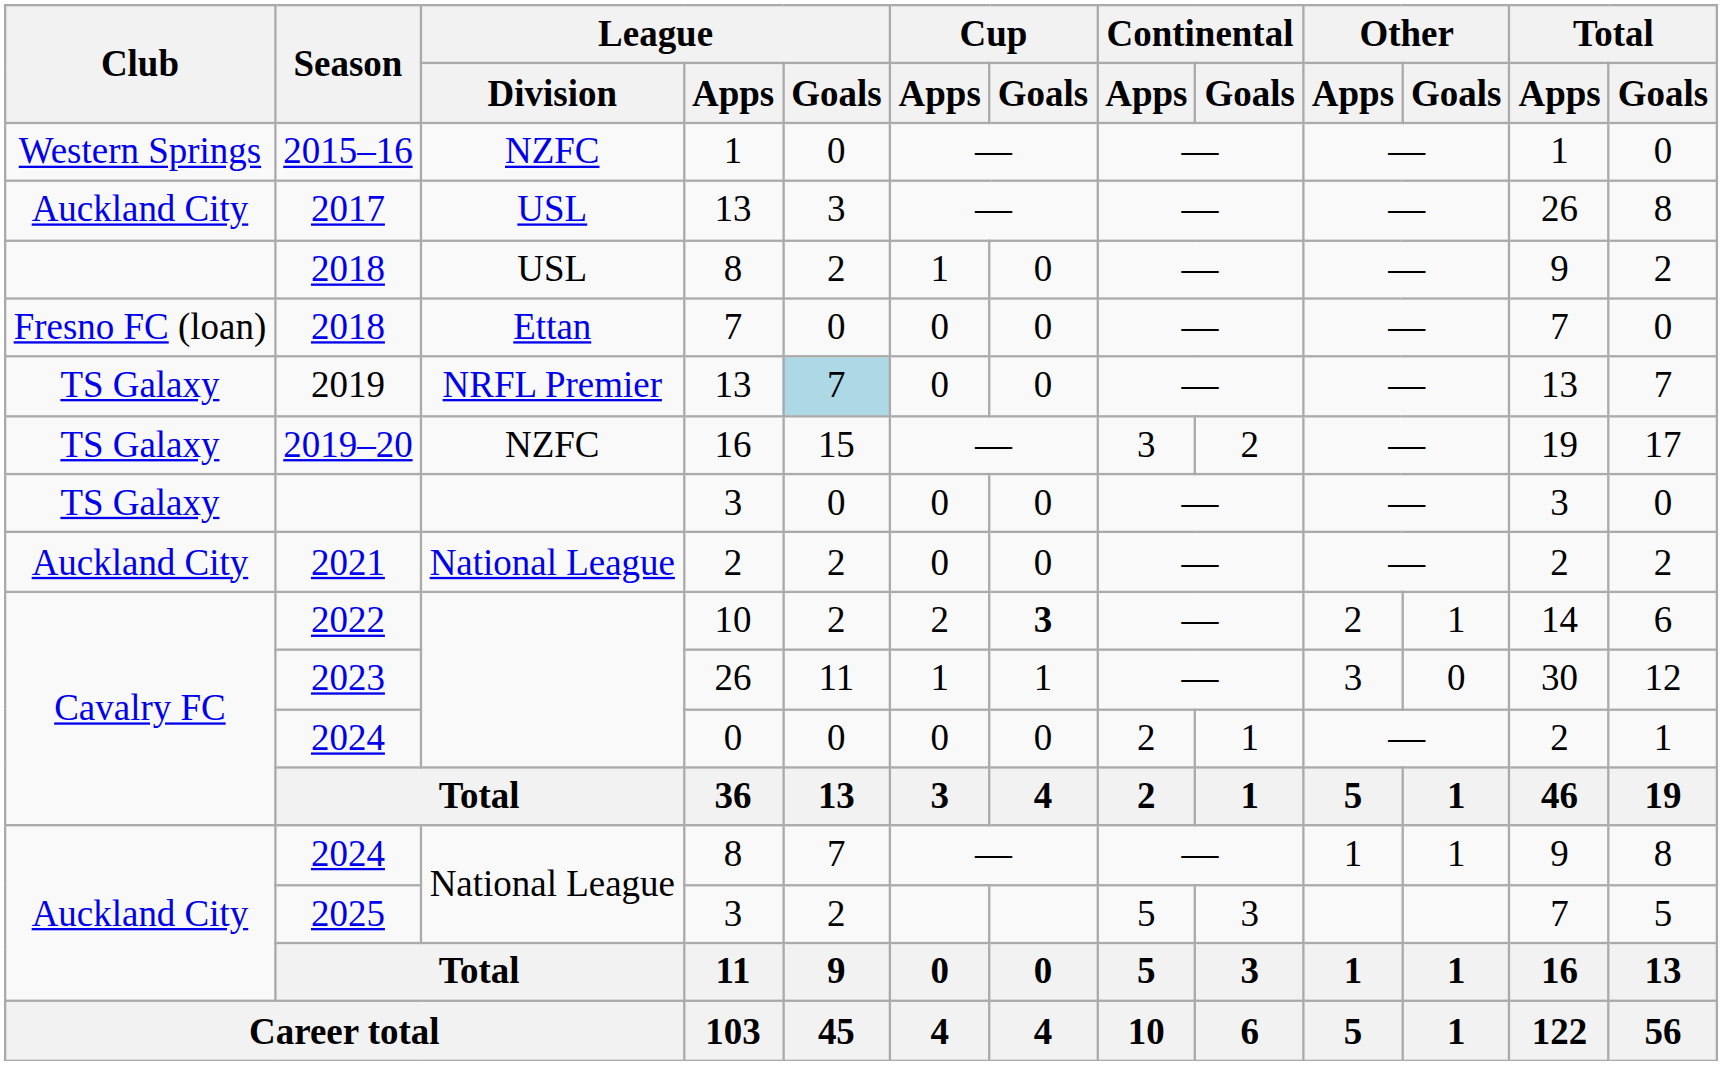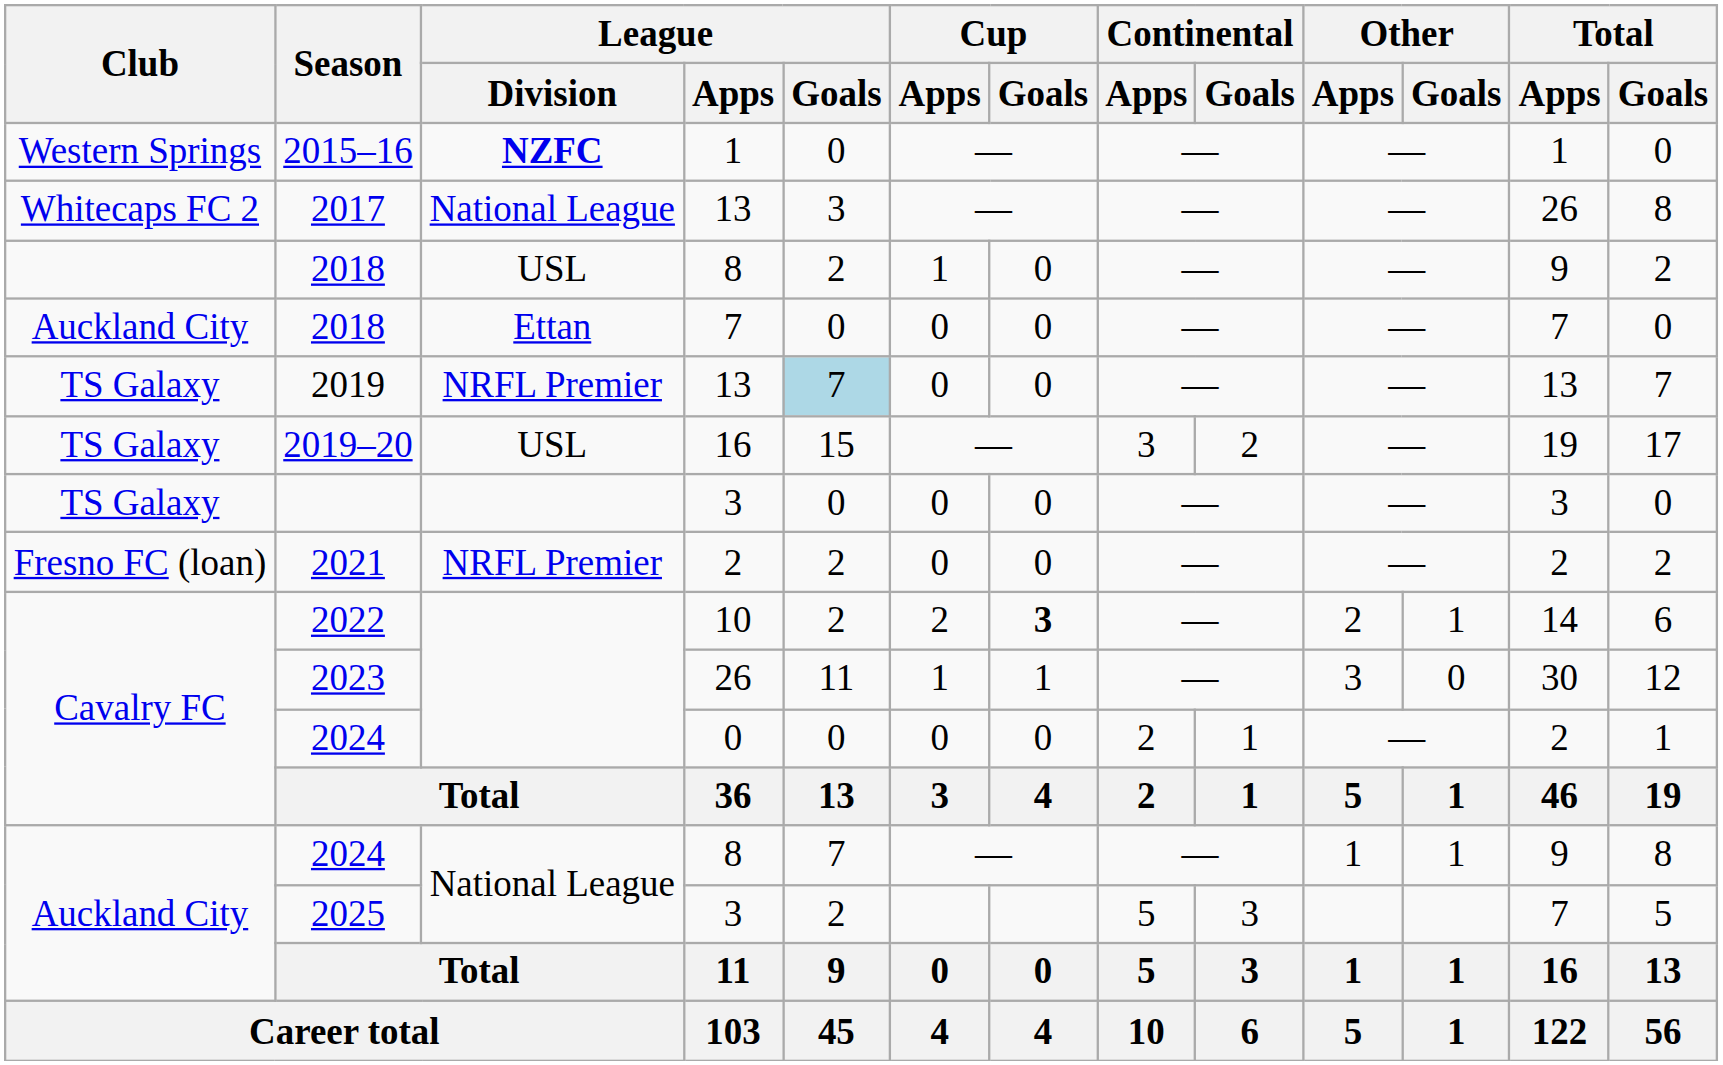(552, 151) normal -> (552, 151) bold
(140, 209) Auckland City -> (140, 209) Whitecaps FC 2
(552, 209) USL -> (552, 209) National League
(140, 326) Fresno FC (loan) -> (140, 326) Auckland City
(552, 444) NZFC -> (552, 444) USL
(140, 561) Auckland City -> (140, 561) Fresno FC (loan)
(552, 561) National League -> (552, 561) NRFL Premier
